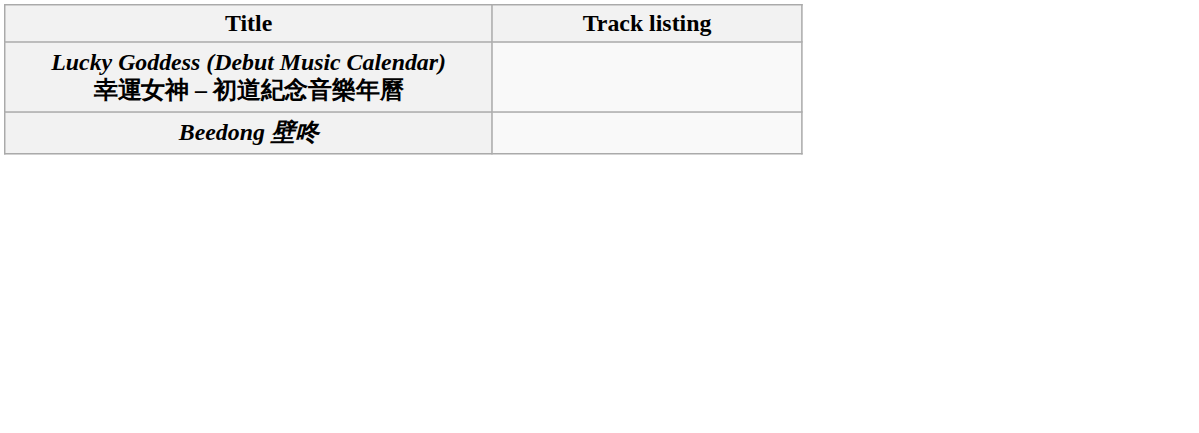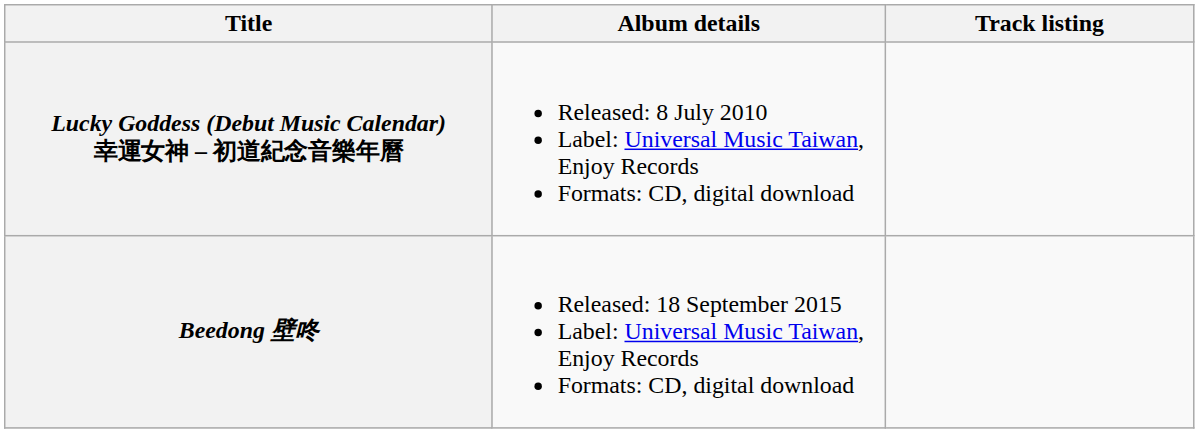+ column: (689, 23)
